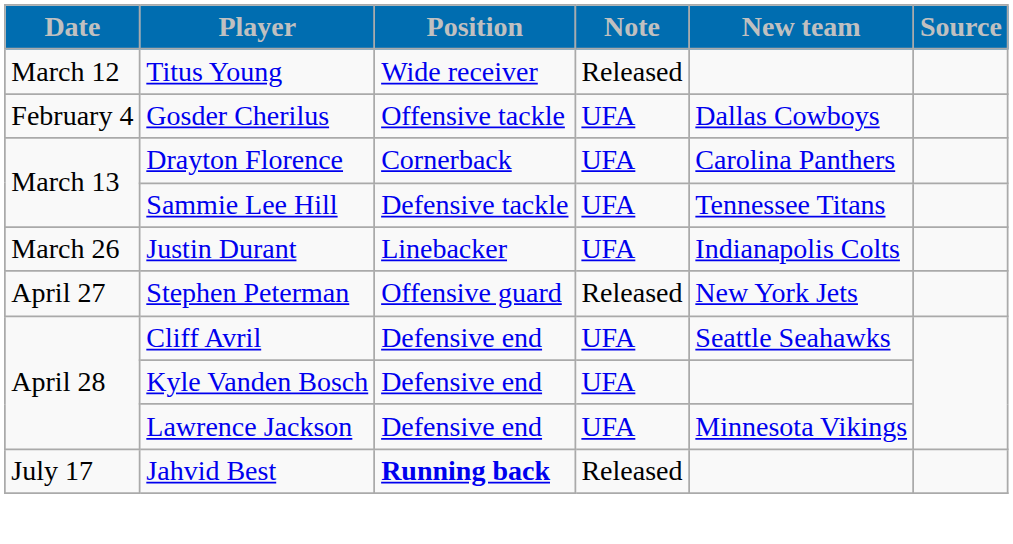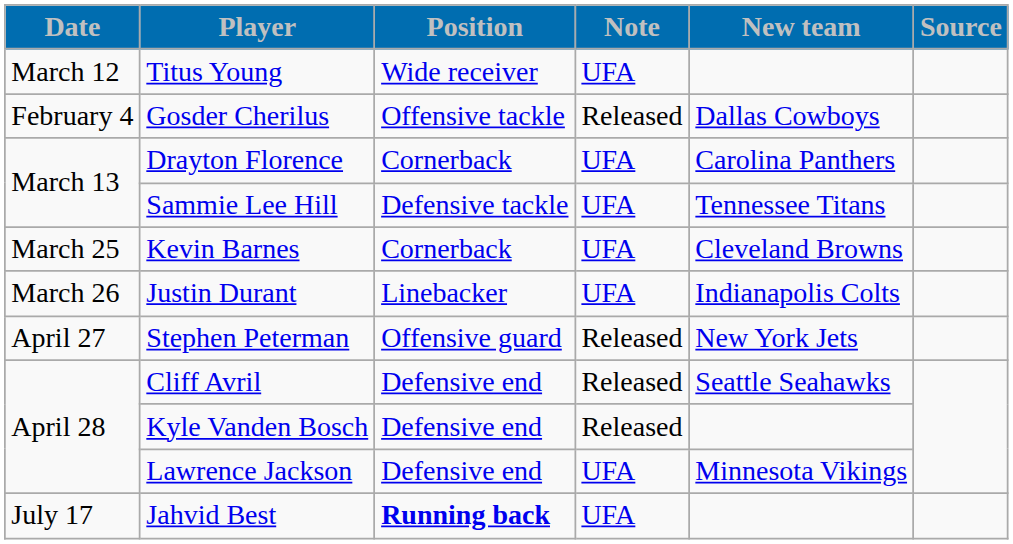(632, 71) Released -> (608, 71) UFA
(608, 115) UFA -> (632, 115) Released
+ row: (223, 248)
(608, 337) UFA -> (632, 381) Released
(608, 381) UFA -> (632, 426) Released
(632, 470) Released -> (608, 515) UFA
